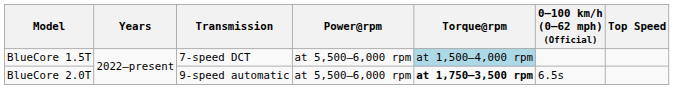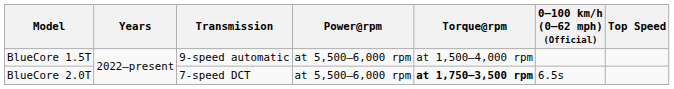(215, 57) 7-speed DCT -> (234, 57) 9-speed automatic
(475, 57) lightblue background -> (475, 57) no background
(234, 75) 9-speed automatic -> (215, 75) 7-speed DCT
